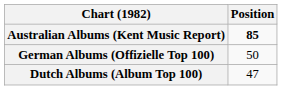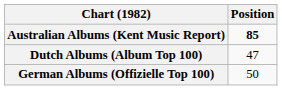rows swapped: (116, 74) <-> (116, 54)
